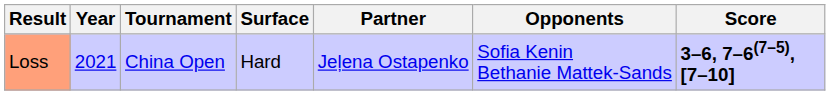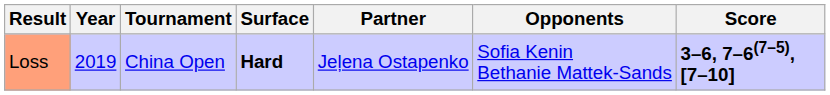(96, 62) 2021 -> (96, 62) 2019
(261, 62) normal -> (262, 62) bold
